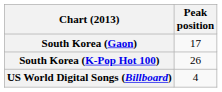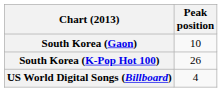(196, 43) 17 -> (196, 43) 10
